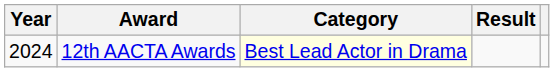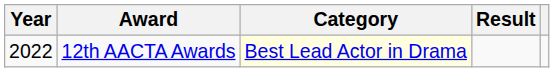(31, 50) 2024 -> (31, 50) 2022
